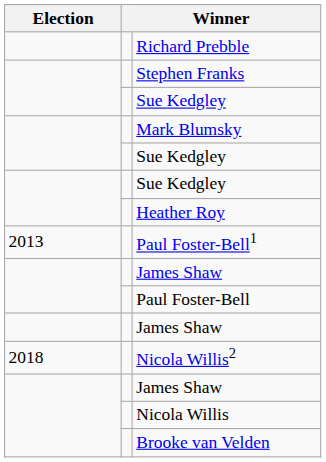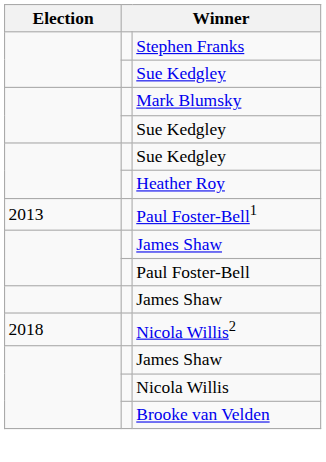- row: (63, 46)
